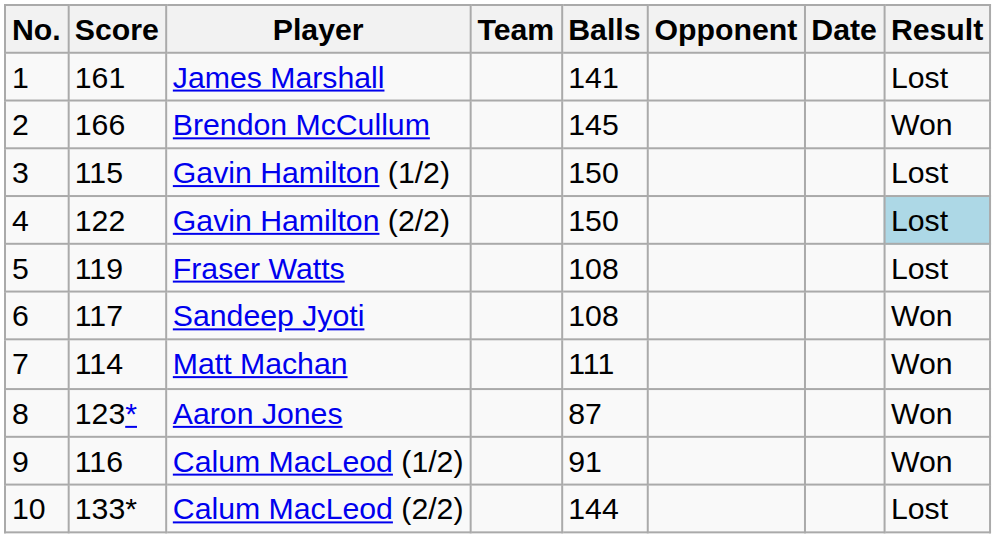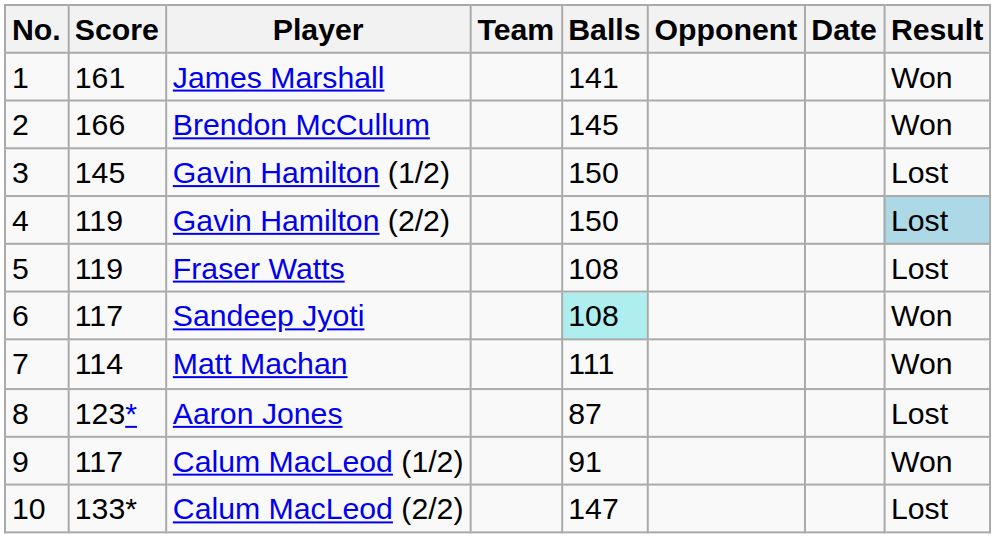(919, 77) Lost -> (922, 77) Won
(99, 173) 115 -> (100, 173) 145
(100, 221) 122 -> (99, 221) 119
(594, 316) no background -> (594, 316) paleturquoise background
(922, 412) Won -> (919, 412) Lost
(99, 460) 116 -> (99, 460) 117
(594, 508) 144 -> (594, 508) 147
